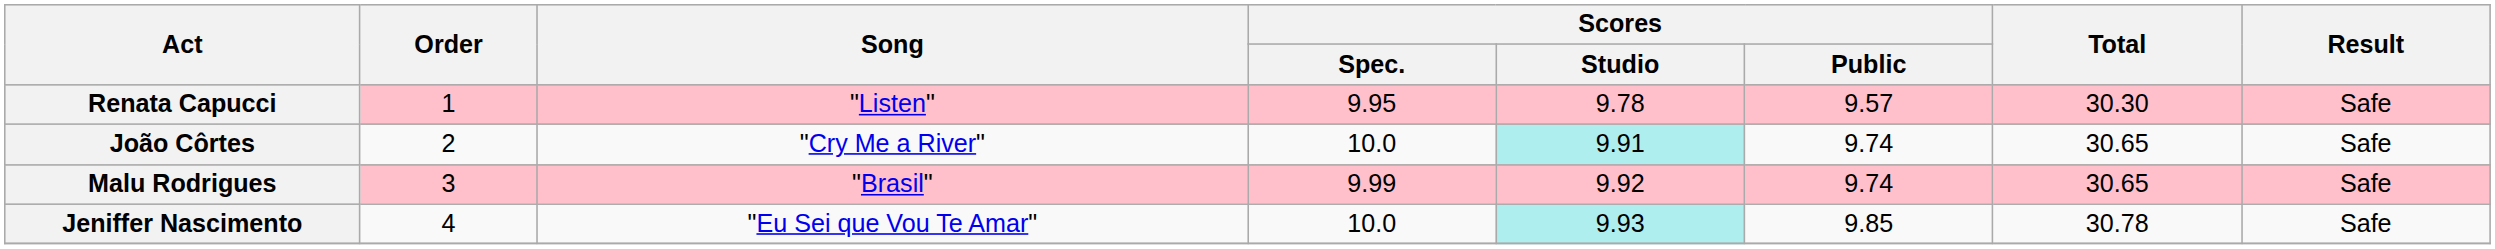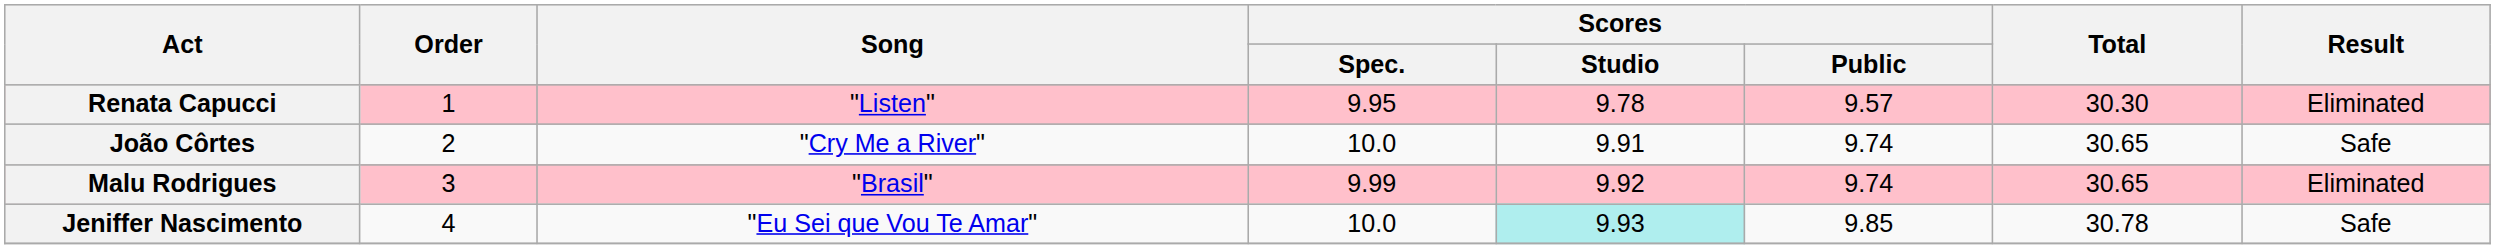(2366, 104) Safe -> (2366, 104) Eliminated
(1620, 143) paleturquoise background -> (1620, 143) no background
(2366, 183) Safe -> (2366, 183) Eliminated
